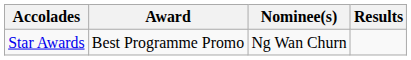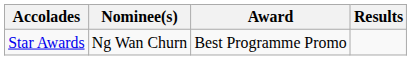columns swapped: (168, 17) <-> (299, 17)
